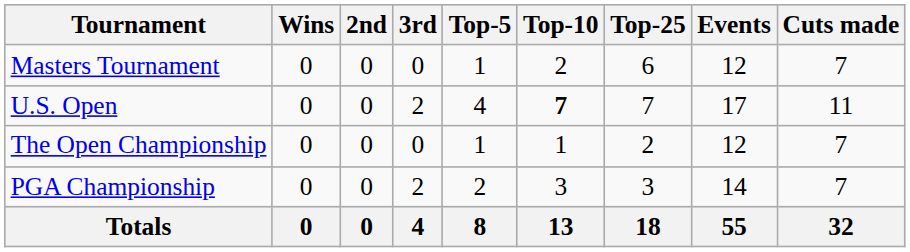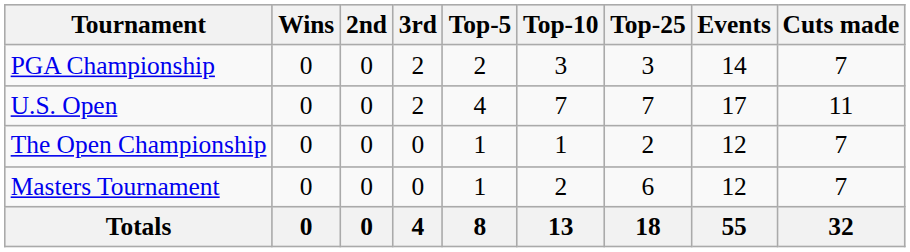rows swapped: (115, 65) <-> (113, 186)
(561, 105) bold -> (561, 105) normal
